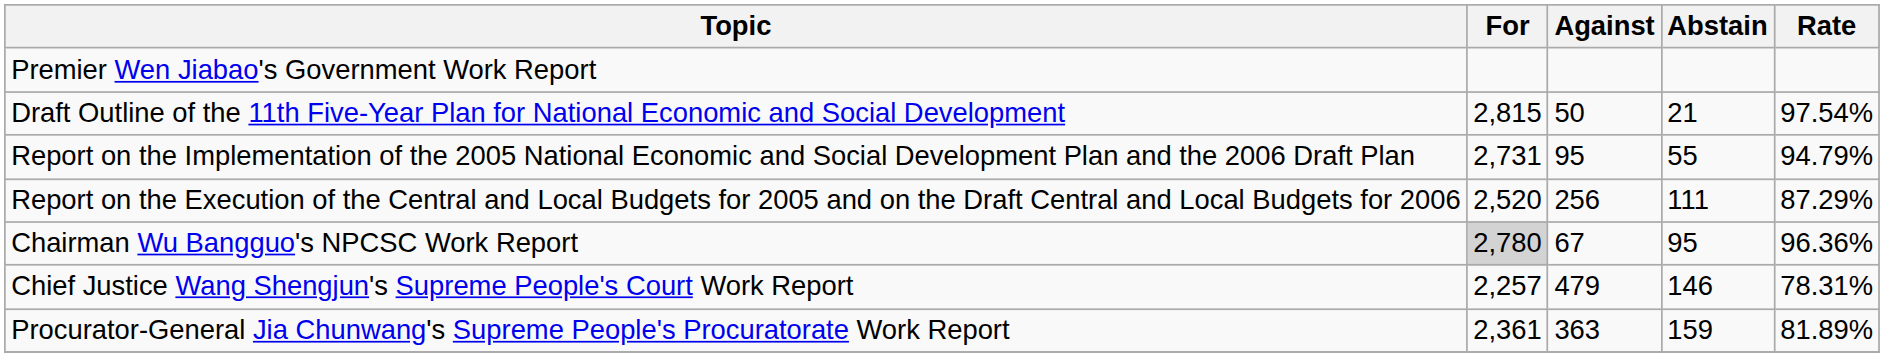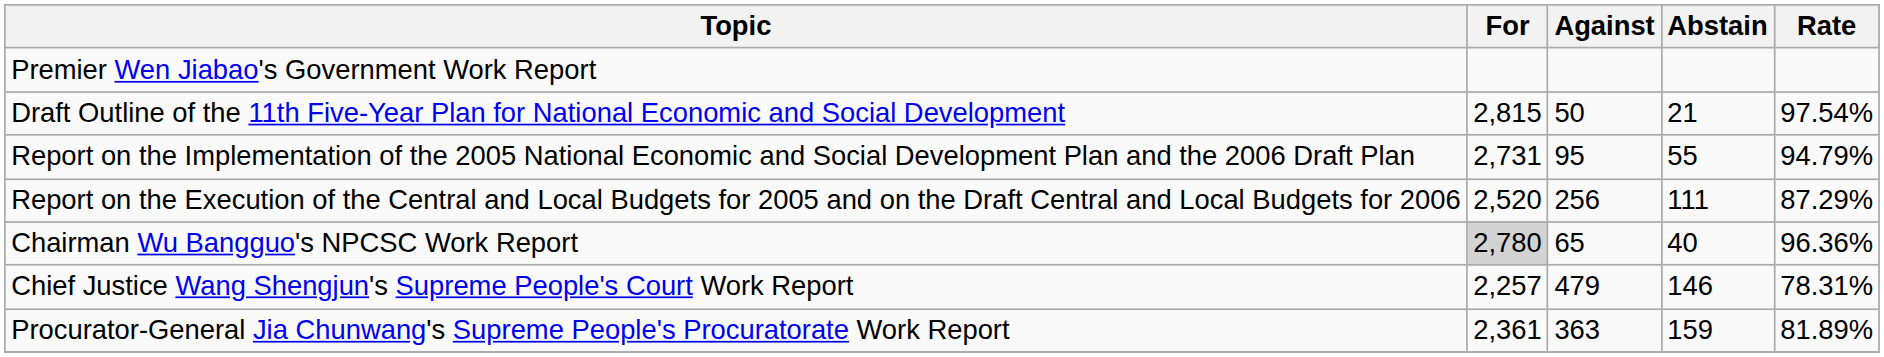(1570, 243) 67 -> (1570, 243) 65
(1683, 243) 95 -> (1683, 243) 40
